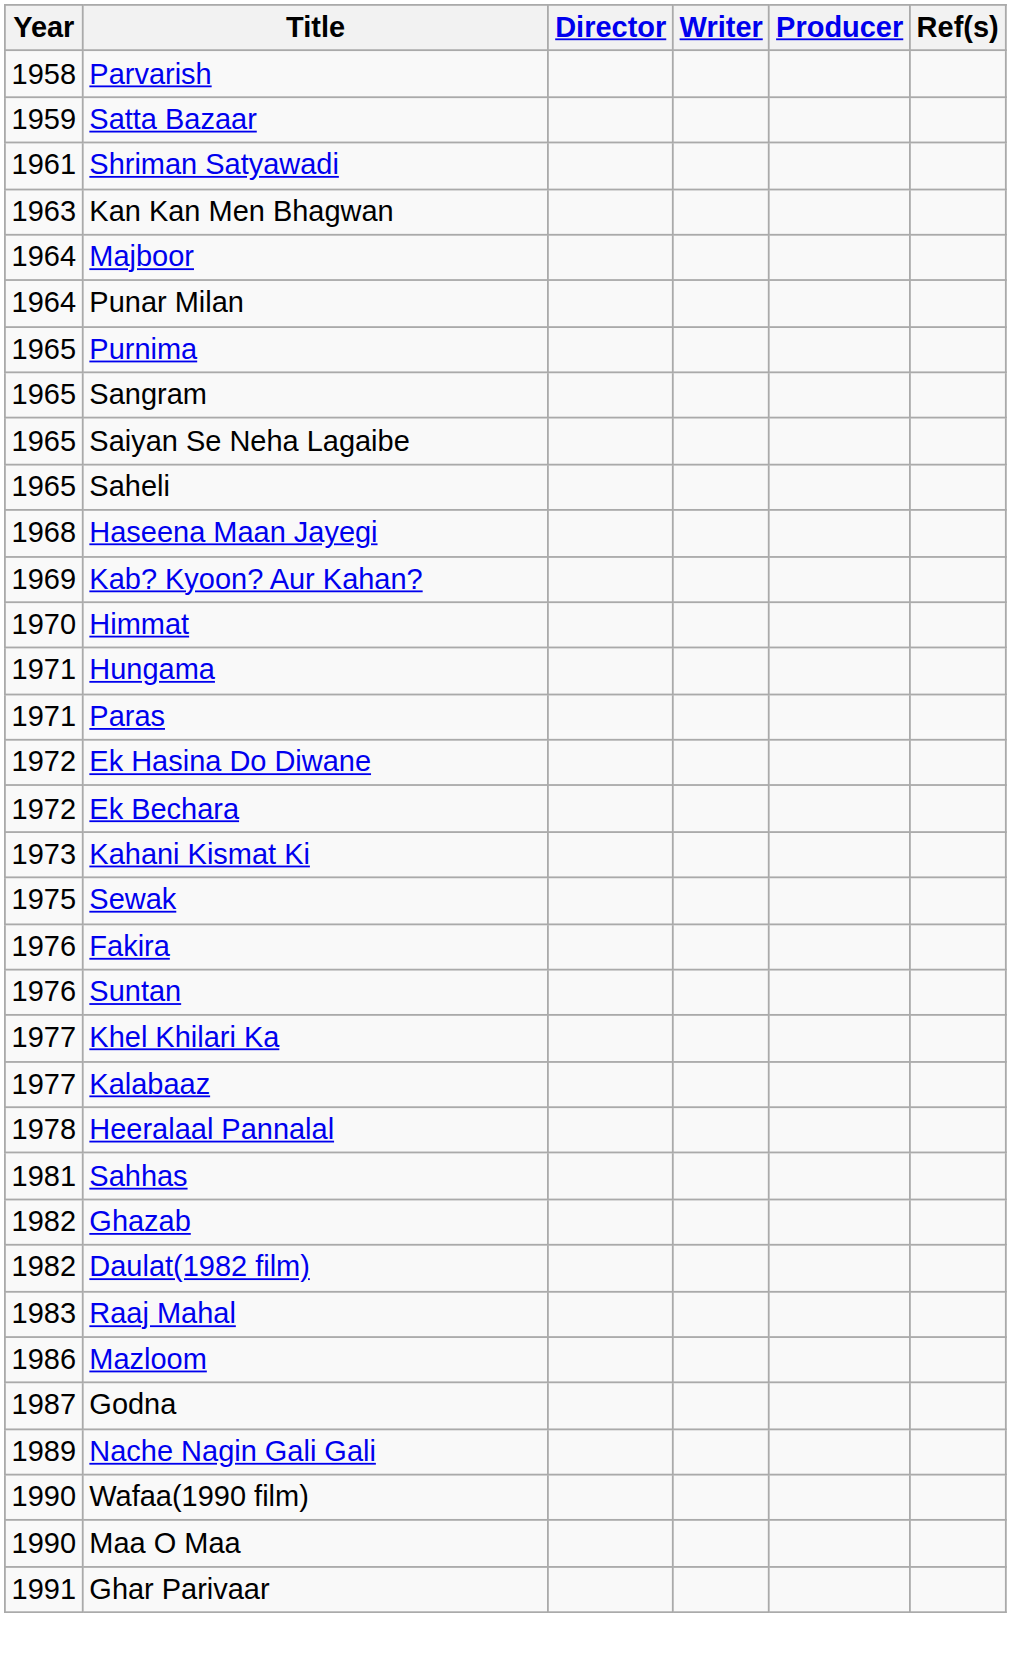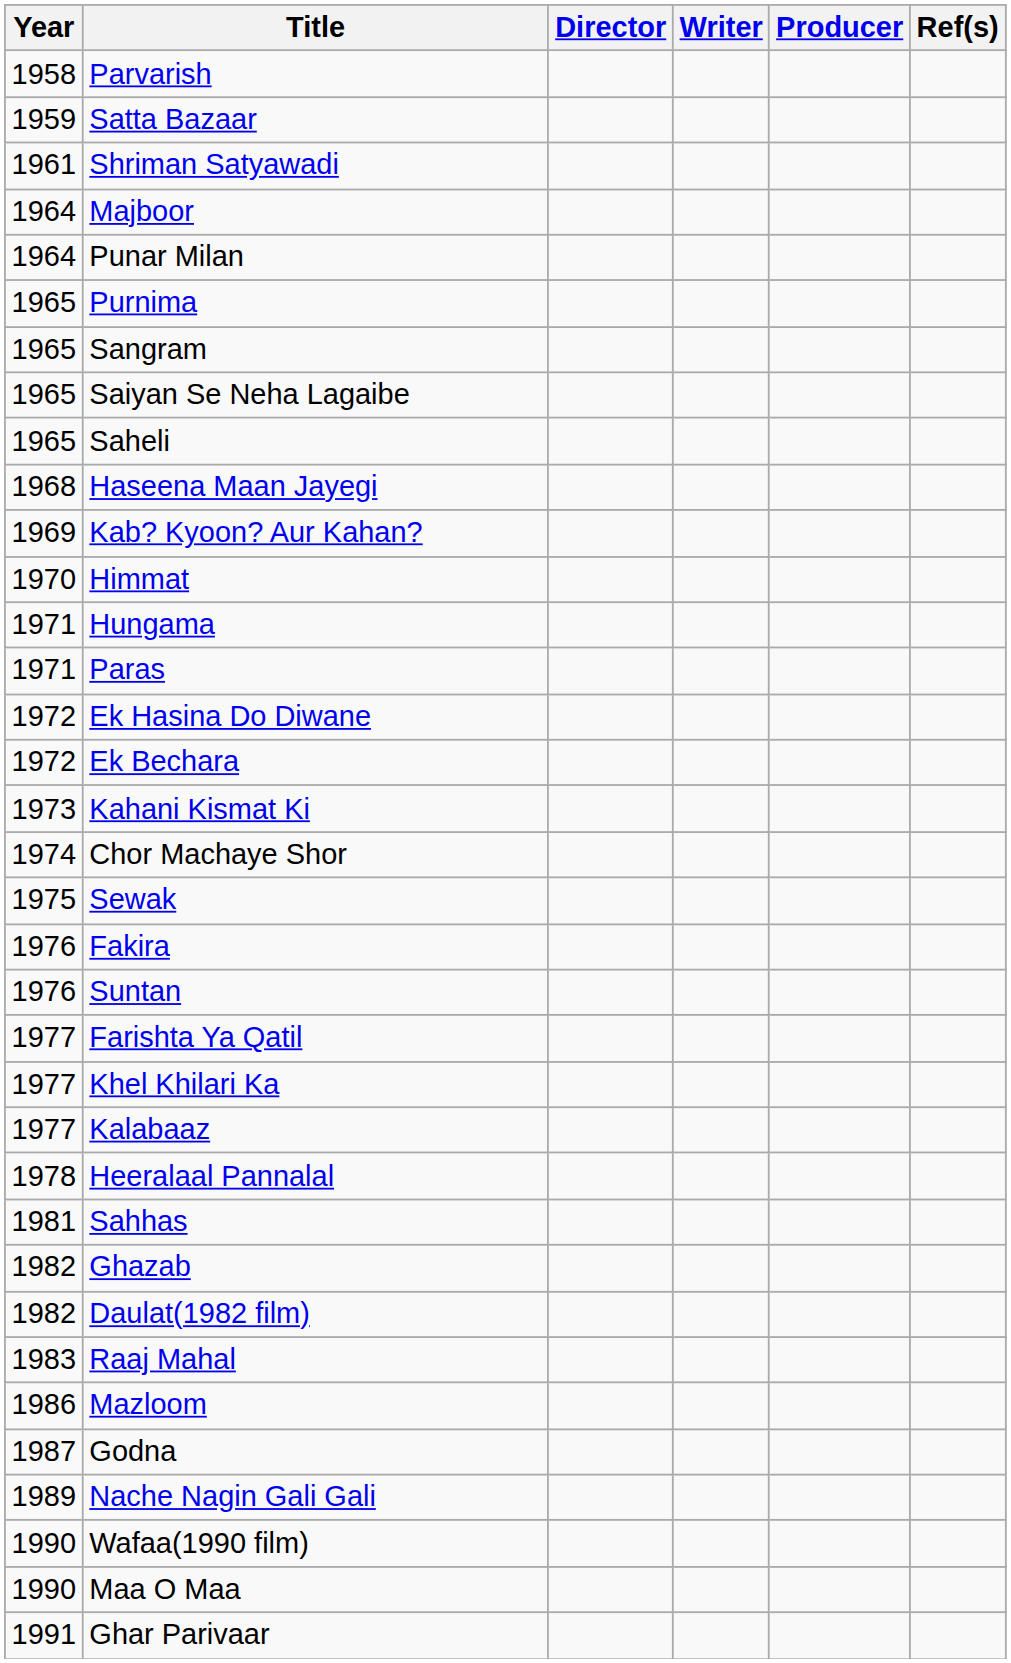- row: (242, 211)
+ row: (218, 854)
+ row: (196, 1037)
